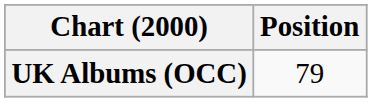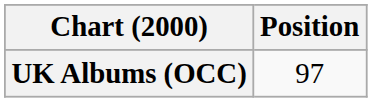(310, 73) 79 -> (310, 73) 97
